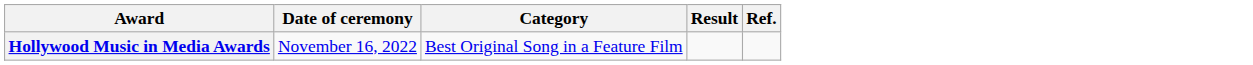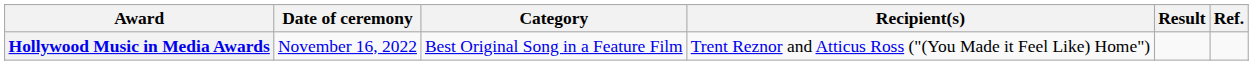+ column: (920, 18)
